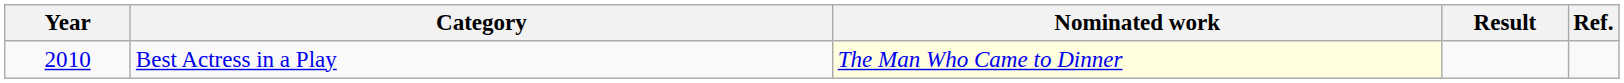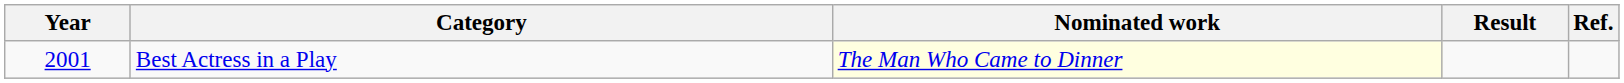(68, 59) 2010 -> (68, 59) 2001
